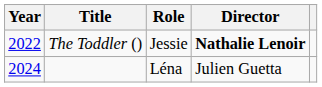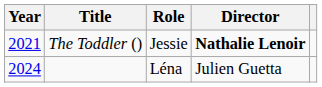(25, 43) 2022 -> (25, 43) 2021
